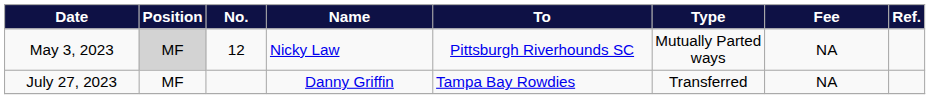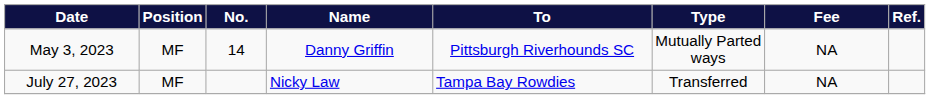(173, 50) lightgrey background -> (173, 50) no background
(236, 50) 12 -> (236, 50) 14
(305, 50) Nicky Law -> (349, 50) Danny Griffin
(349, 82) Danny Griffin -> (305, 82) Nicky Law
